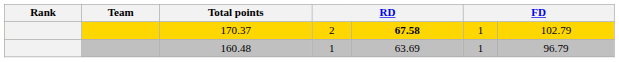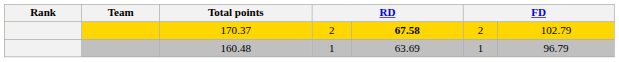(480, 30) 1 -> (480, 30) 2
